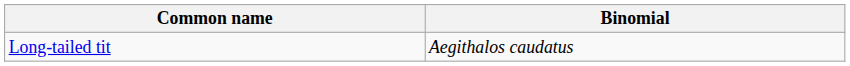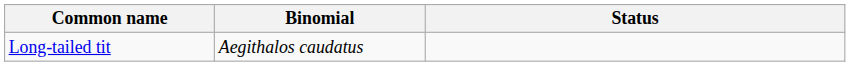+ column: (635, 18)
